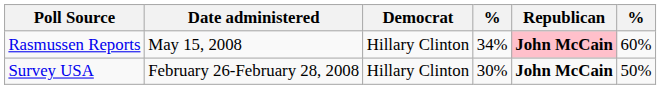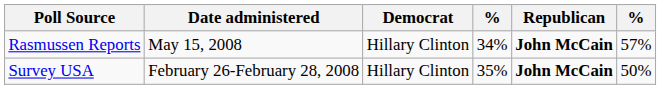(564, 44) pink background -> (564, 44) no background
(636, 44) 60% -> (636, 44) 57%
(492, 71) 30% -> (492, 71) 35%
